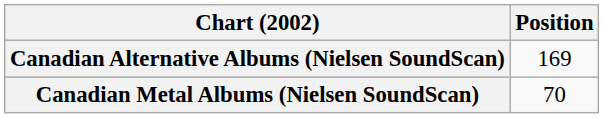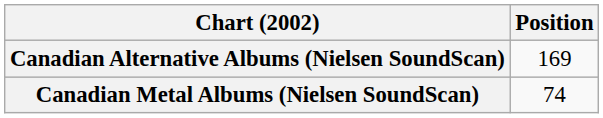(554, 94) 70 -> (554, 94) 74
